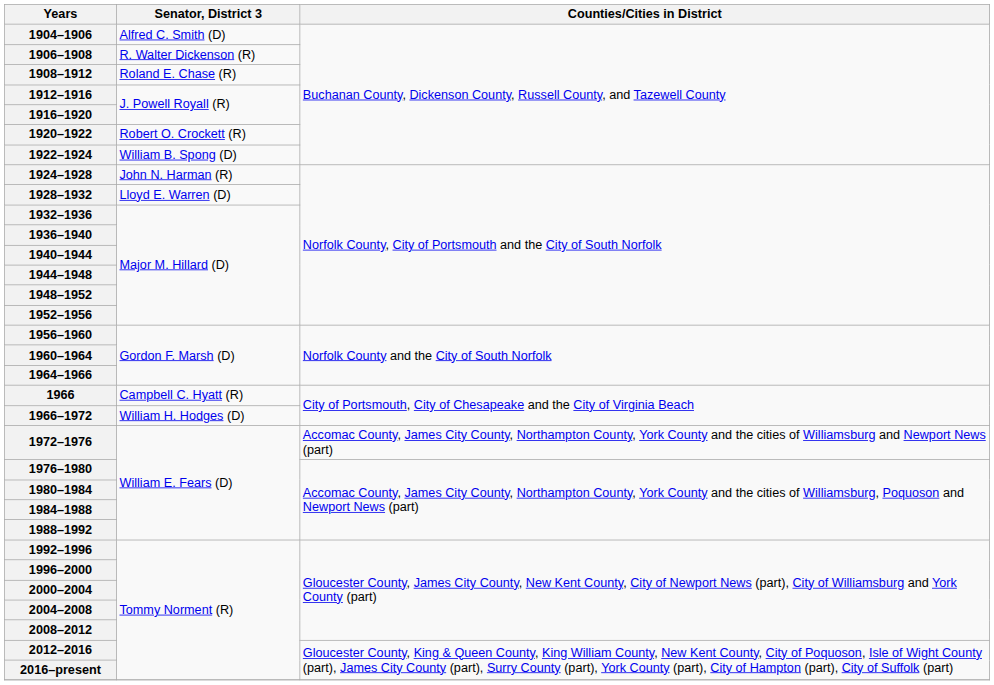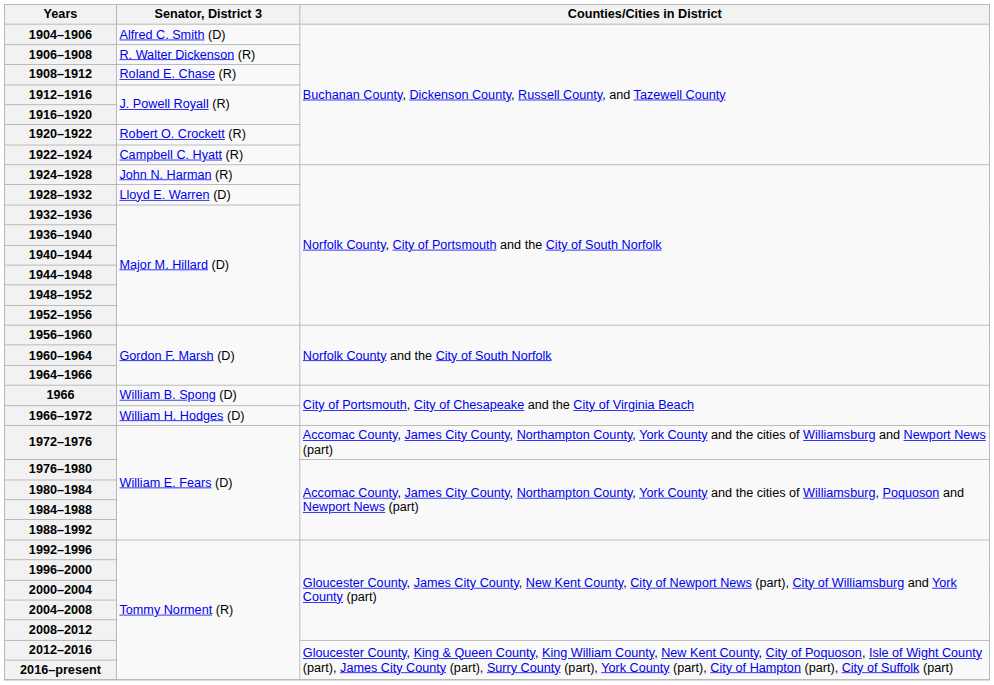(178, 154) William B. Spong (D) -> (181, 154) Campbell C. Hyatt (R)
(181, 395) Campbell C. Hyatt (R) -> (178, 395) William B. Spong (D)
